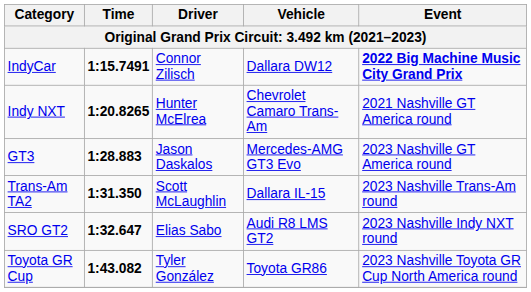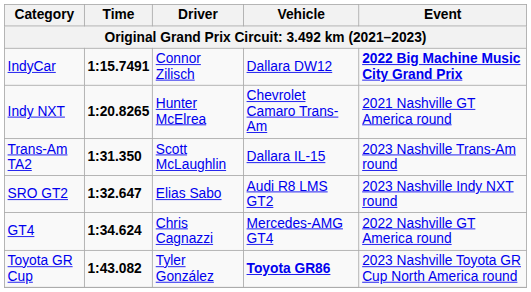- row: (21, 156)
+ row: (21, 231)
(287, 268) normal -> (288, 268) bold
